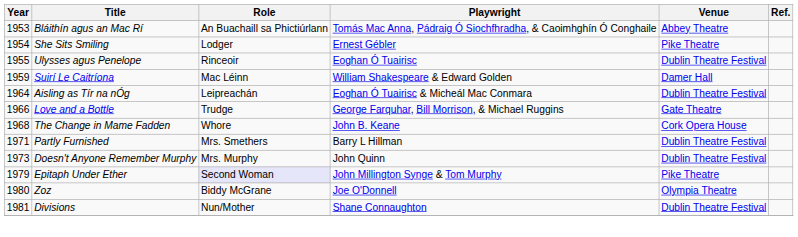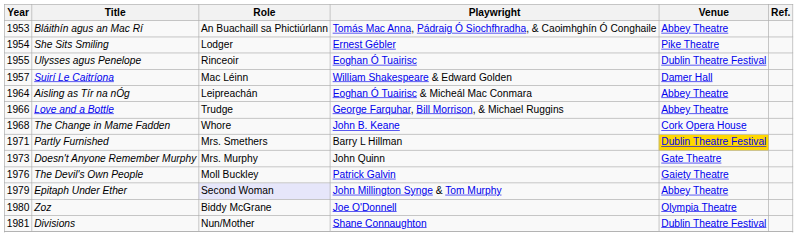(18, 77) 1959 -> (18, 77) 1957
(714, 93) Dublin Theatre Festival -> (695, 93) Abbey Theatre
(691, 110) Gate Theatre -> (695, 110) Abbey Theatre
(714, 142) no background -> (714, 142) gold background
(714, 158) Dublin Theatre Festival -> (691, 158) Gate Theatre
+ row: (89, 175)
(690, 175) Pike Theatre -> (695, 191) Abbey Theatre
